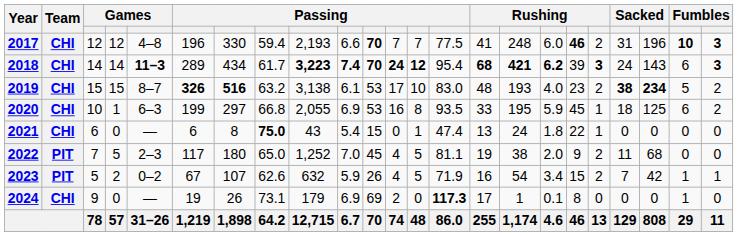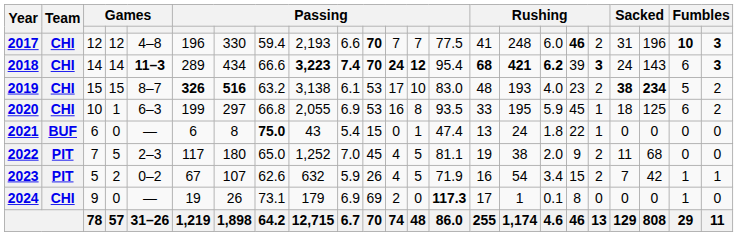(272, 66) 61.7 -> (272, 66) 66.6
(63, 132) CHI -> (63, 132) BUF
